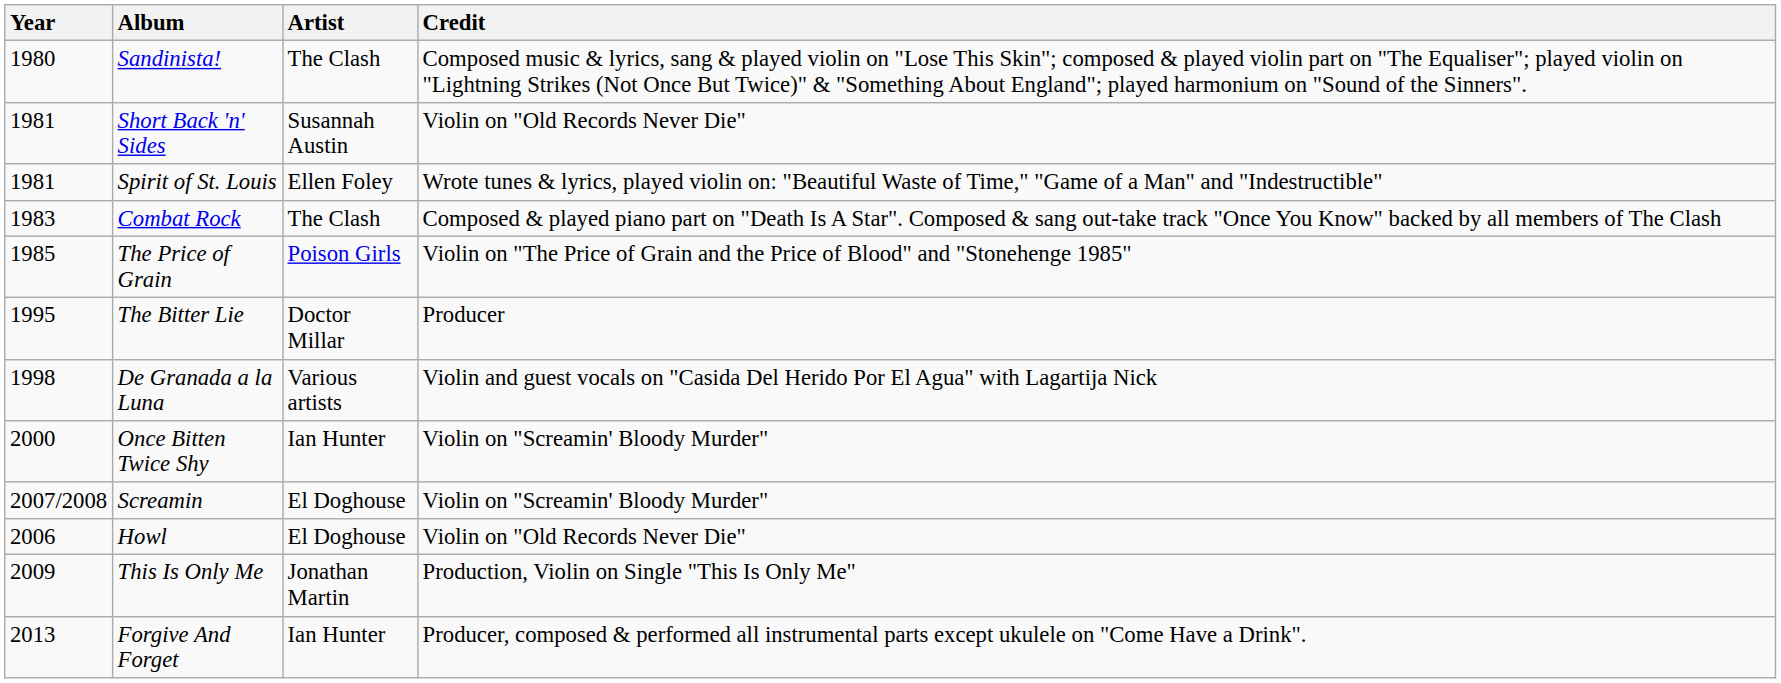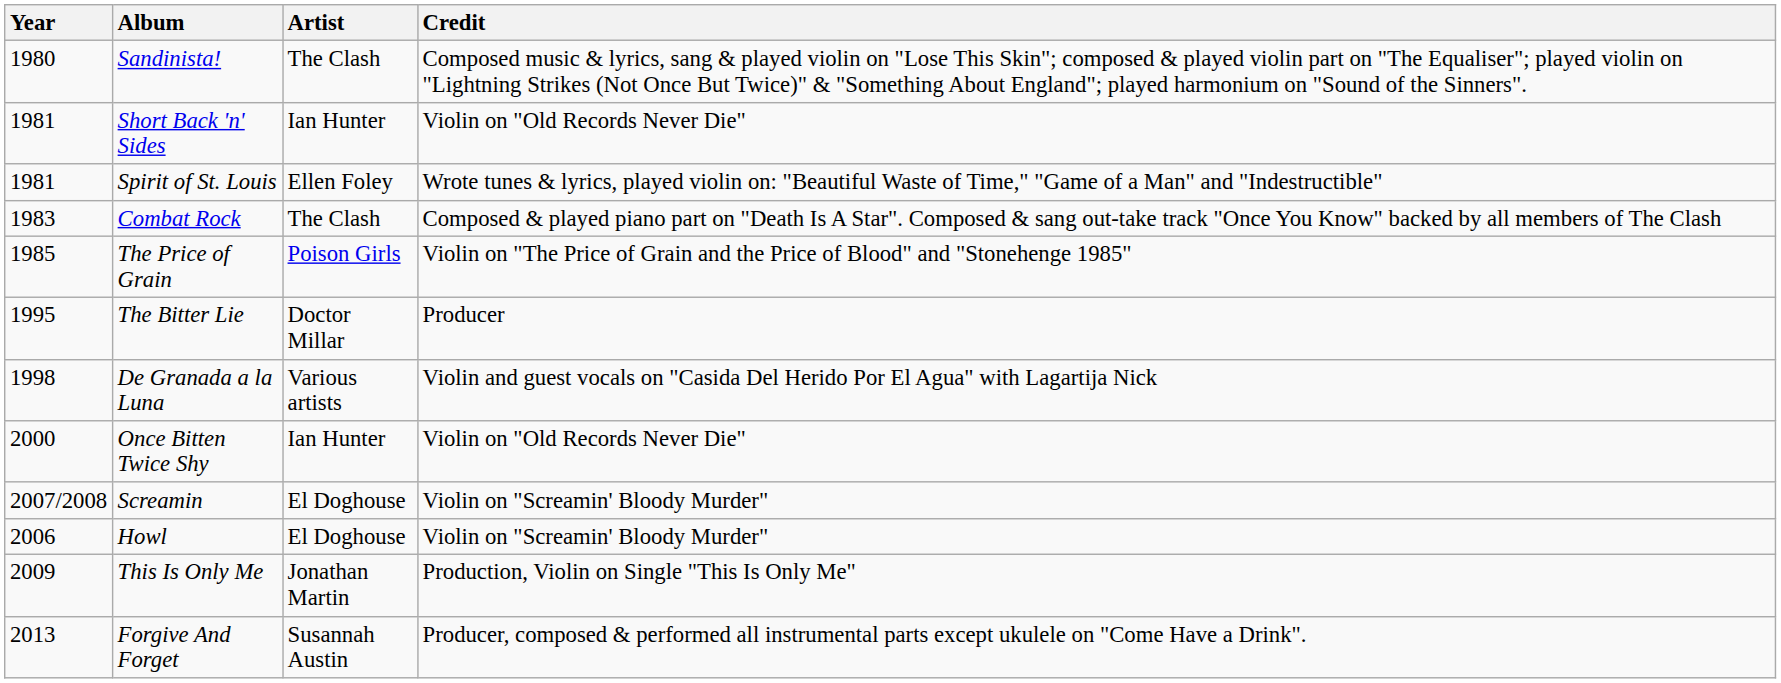(331, 132) Susannah Austin -> (336, 120) Ian Hunter
(595, 438) Violin on "Screamin' Bloody Murder" -> (584, 438) Violin on "Old Records Never Die"
(584, 536) Violin on "Old Records Never Die" -> (595, 536) Violin on "Screamin' Bloody Murder"
(336, 633) Ian Hunter -> (331, 646) Susannah Austin
